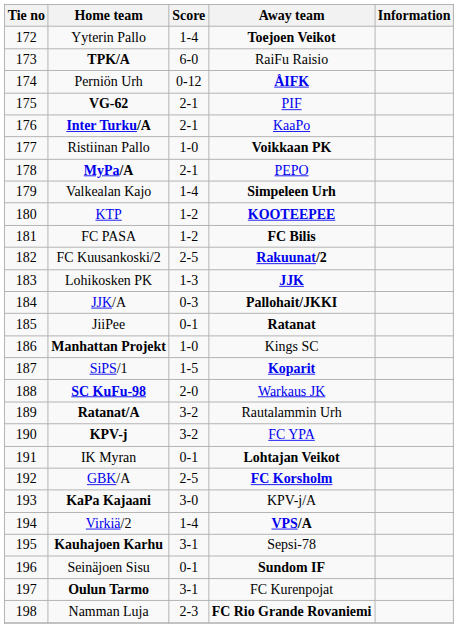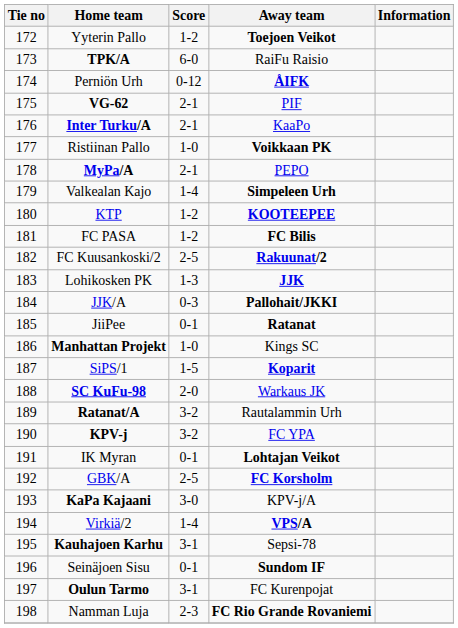(189, 37) 1-4 -> (189, 37) 1-2
